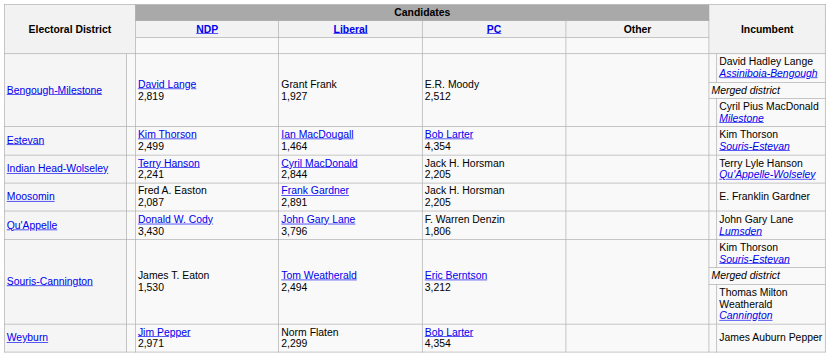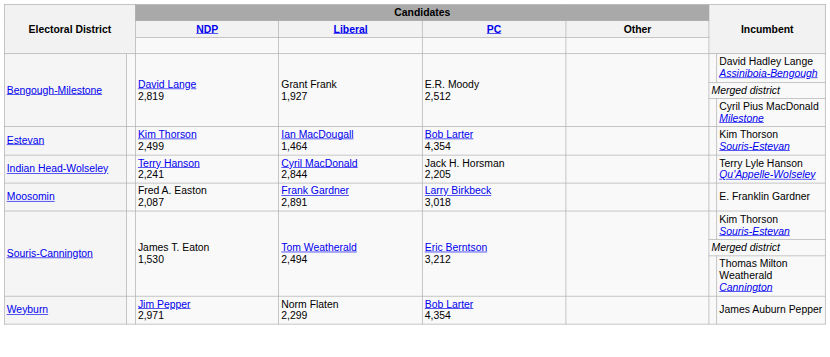(465, 197) Jack H. Horsman 2,205 -> (458, 197) Larry Birkbeck 3,018
- row: (32, 225)
